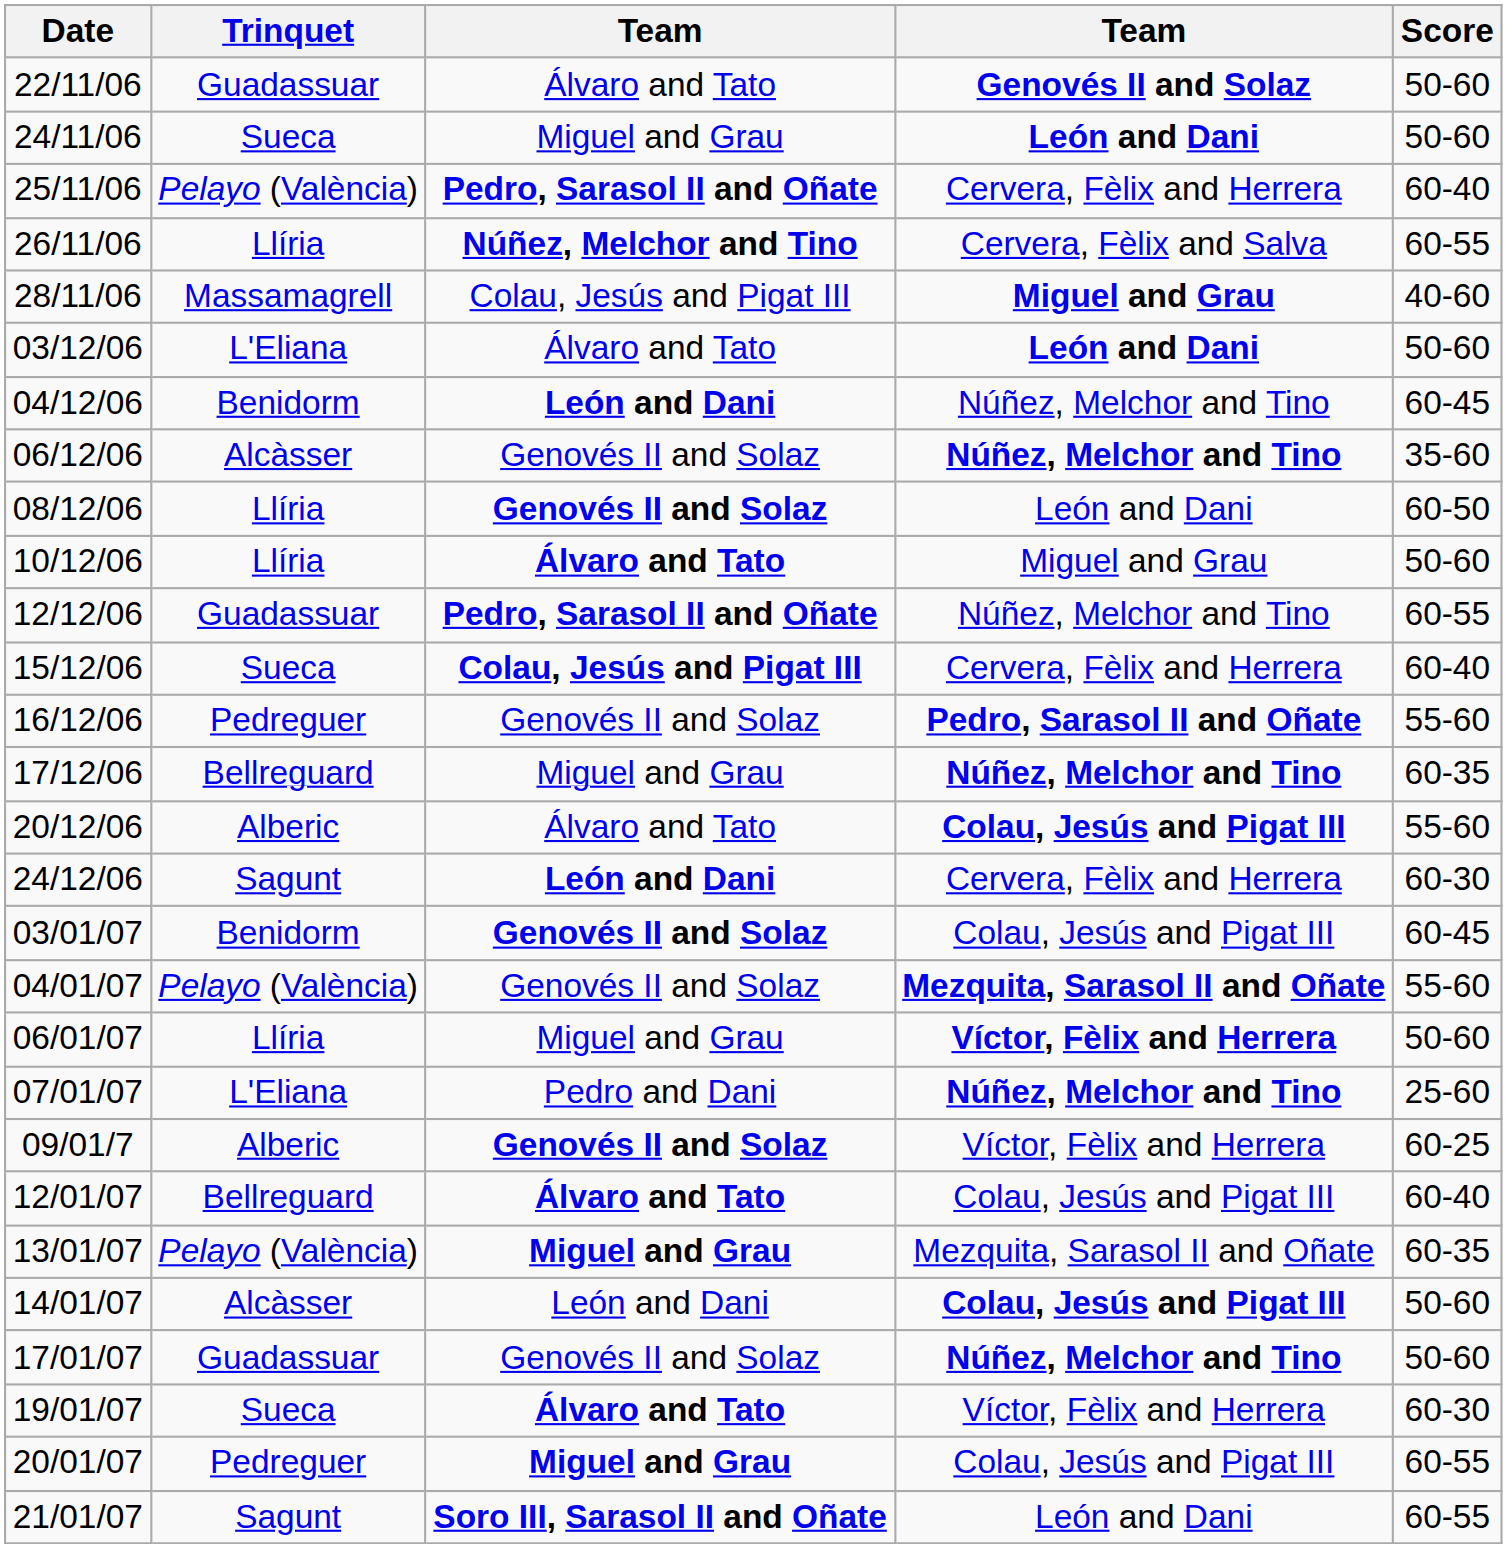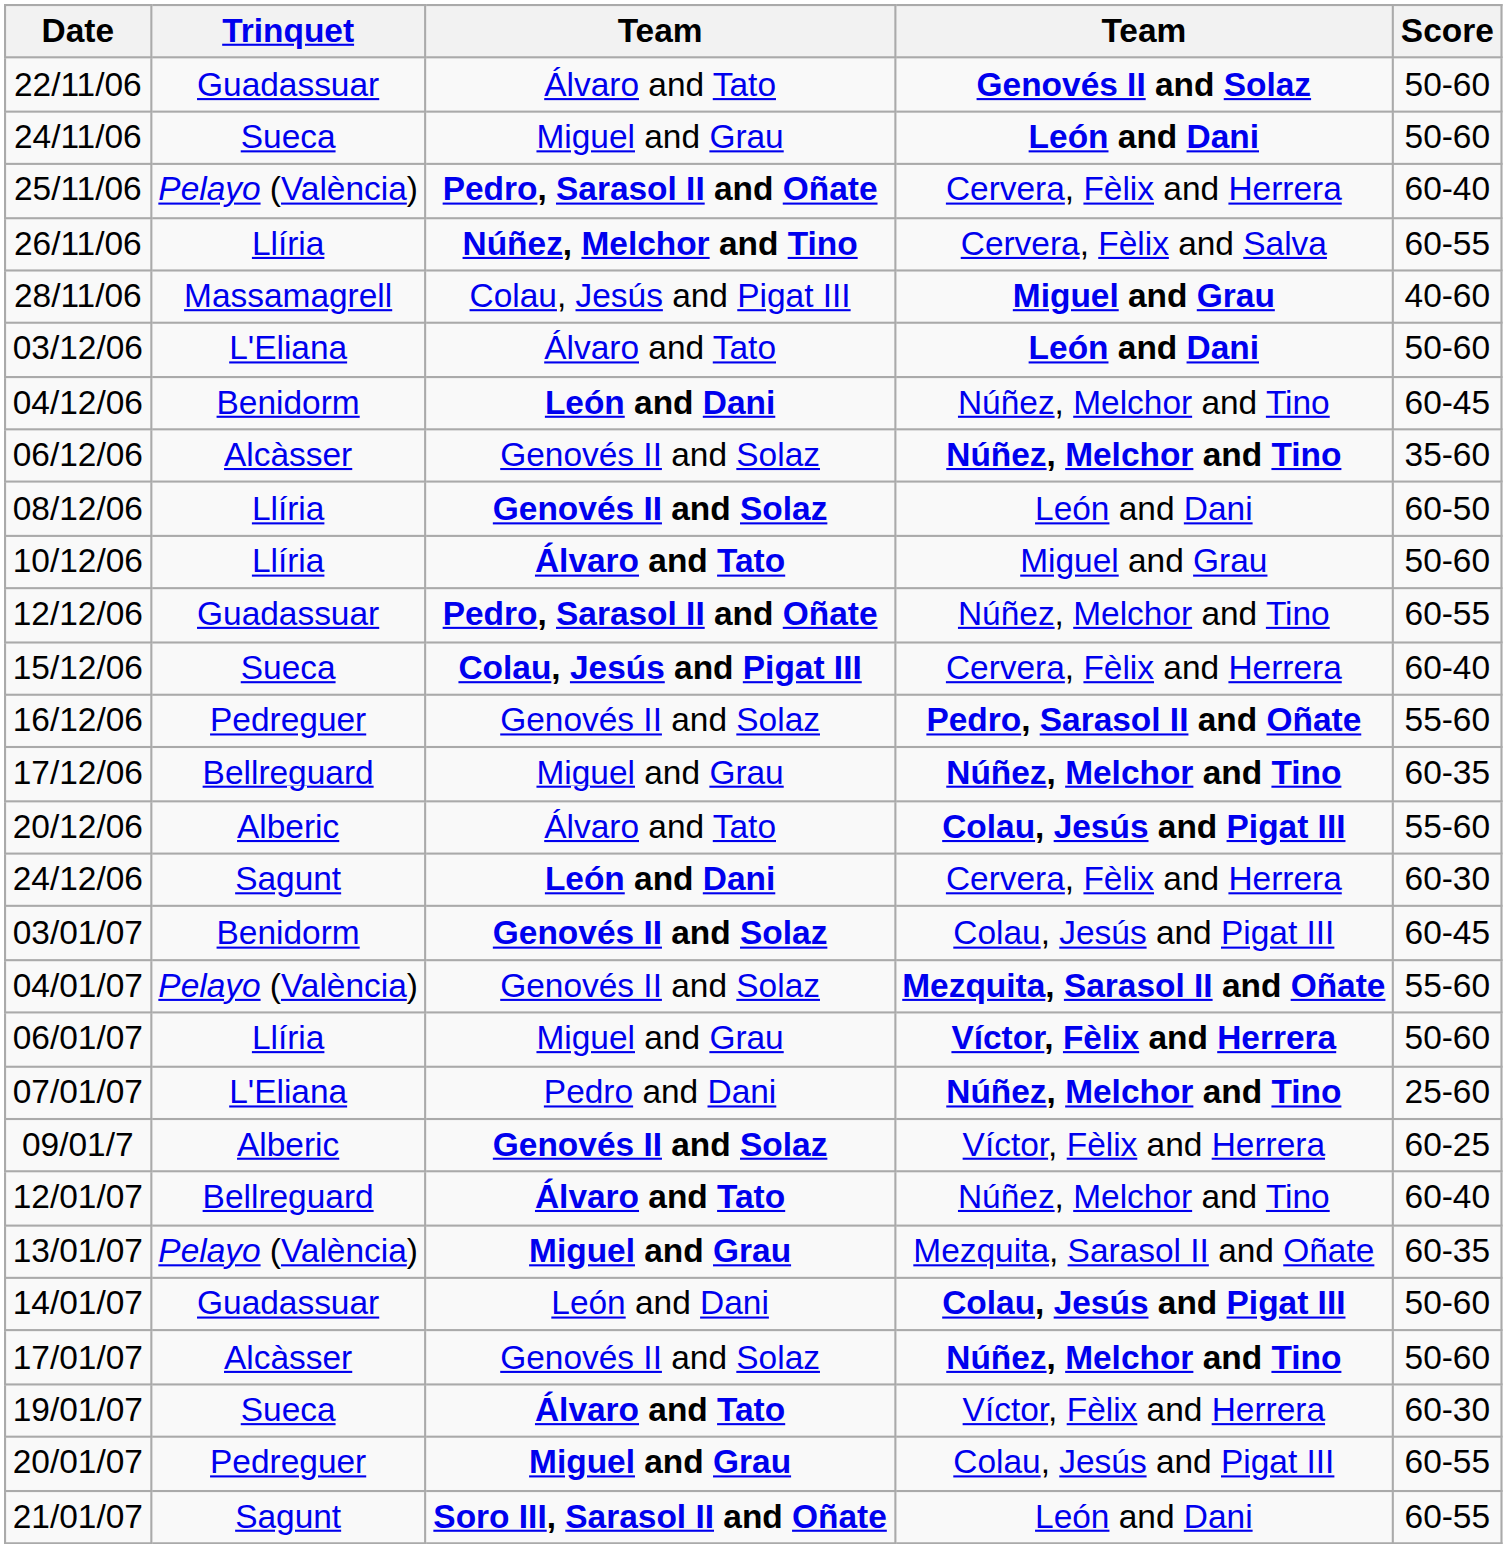(1144, 1197) Colau, Jesús and Pigat III -> (1144, 1197) Núñez, Melchor and Tino
(288, 1303) Alcàsser -> (288, 1303) Guadassuar
(288, 1356) Guadassuar -> (288, 1356) Alcàsser
